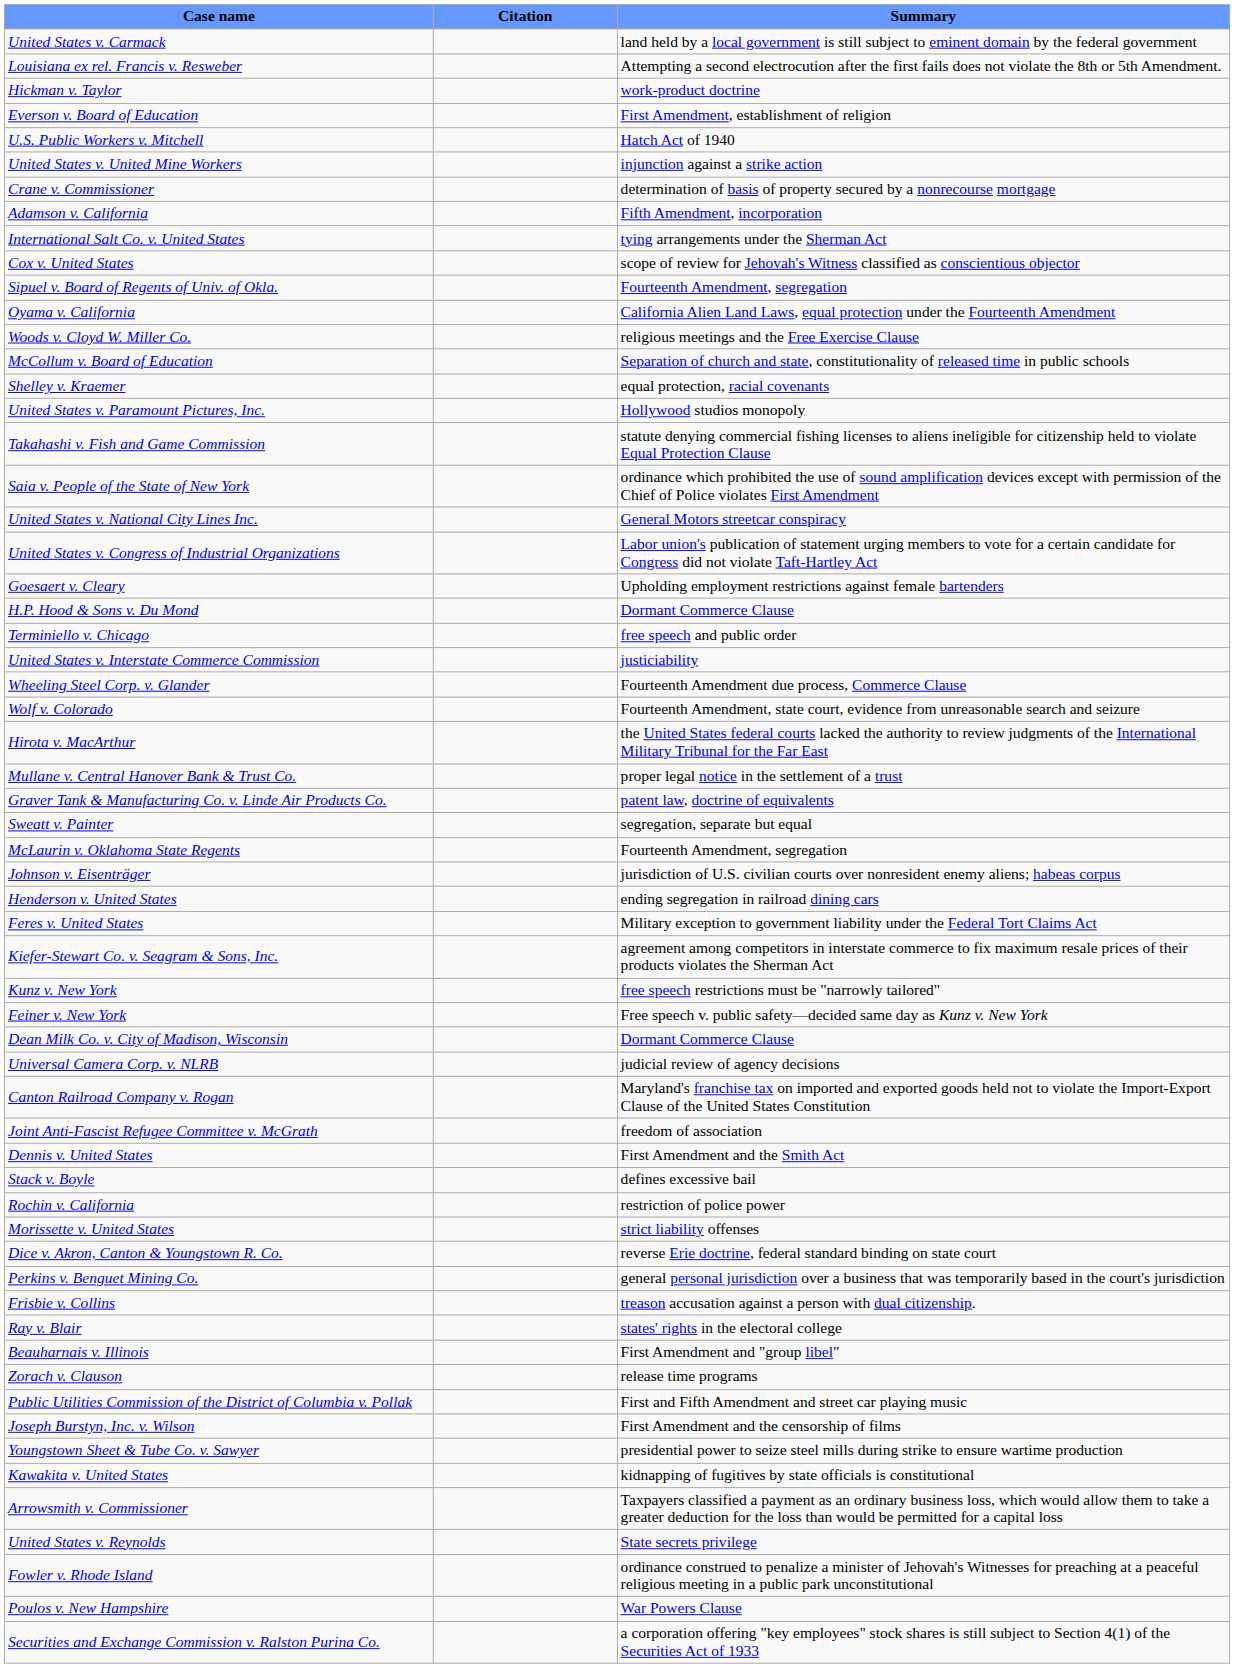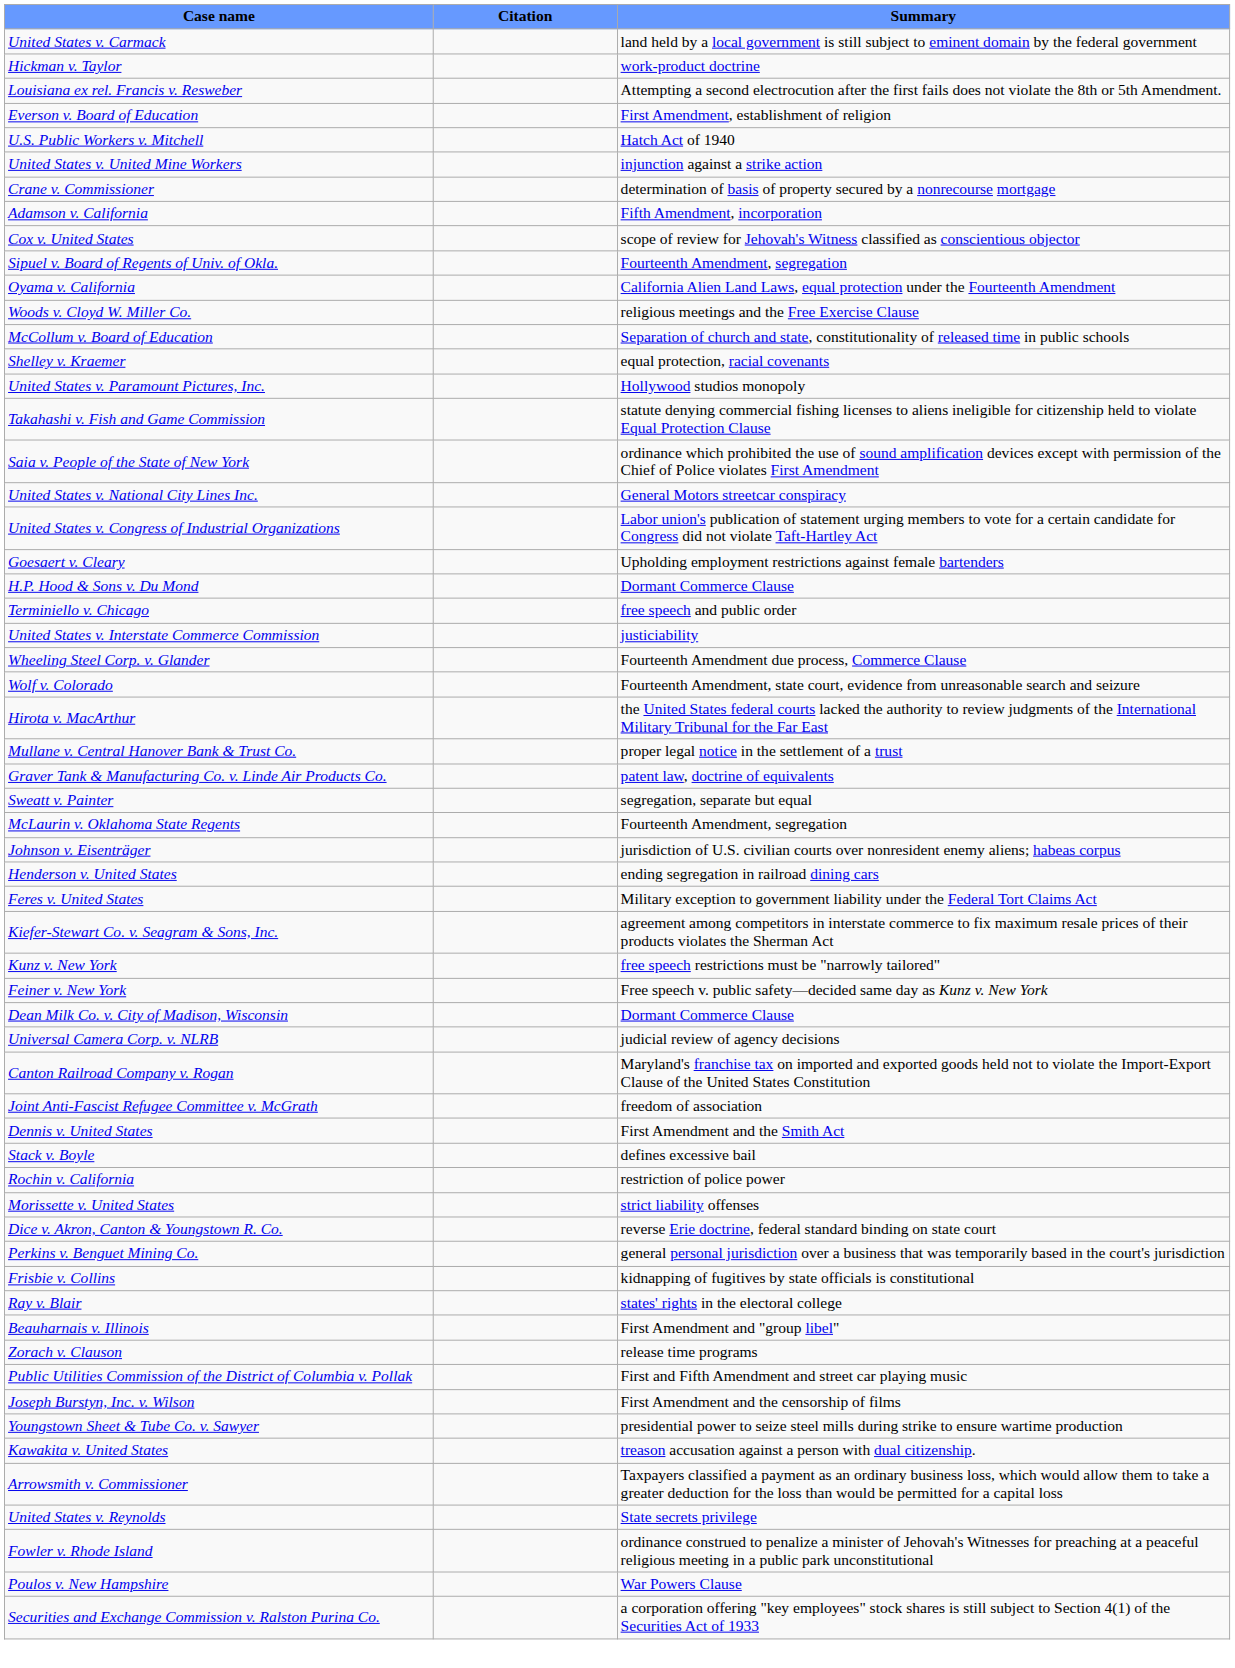rows swapped: (125, 66) <-> (65, 90)
- row: (126, 238)
(798, 1303) treason accusation against a person with dual citizenship. -> (797, 1278) kidnapping of fugitives by state officials is constitutional
(797, 1475) kidnapping of fugitives by state officials is constitutional -> (798, 1450) treason accusation against a person with dual citizenship.
